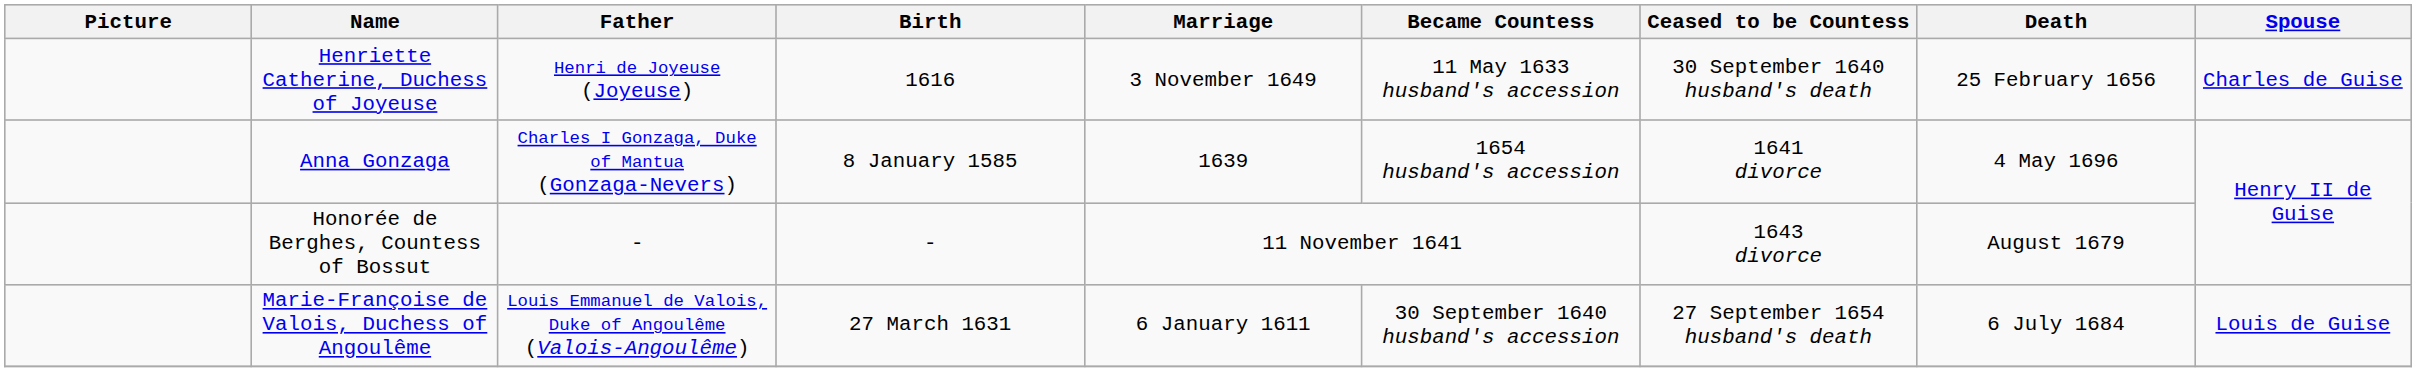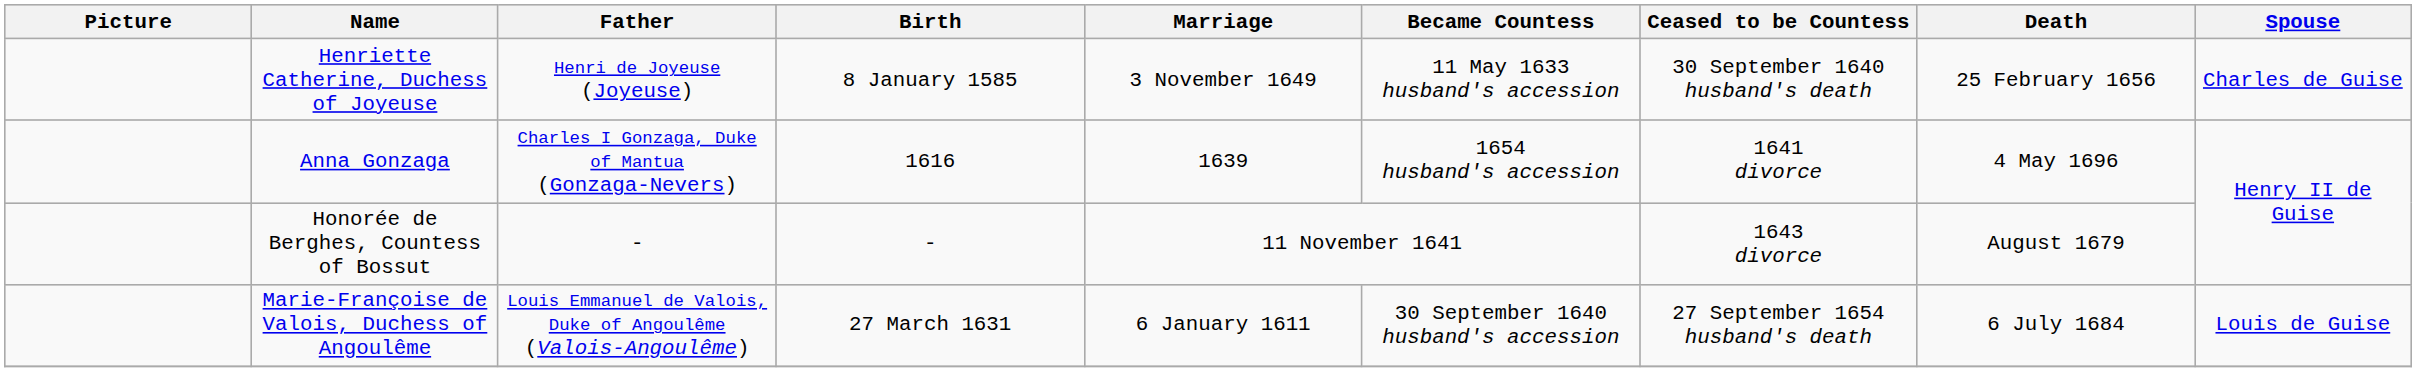(930, 80) 1616 -> (930, 80) 8 January 1585
(930, 162) 8 January 1585 -> (930, 162) 1616
